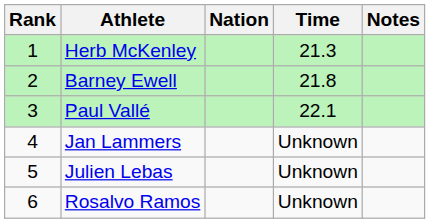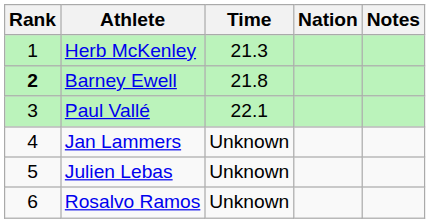columns swapped: (239, 19) <-> (318, 19)
(32, 80) normal -> (32, 80) bold
